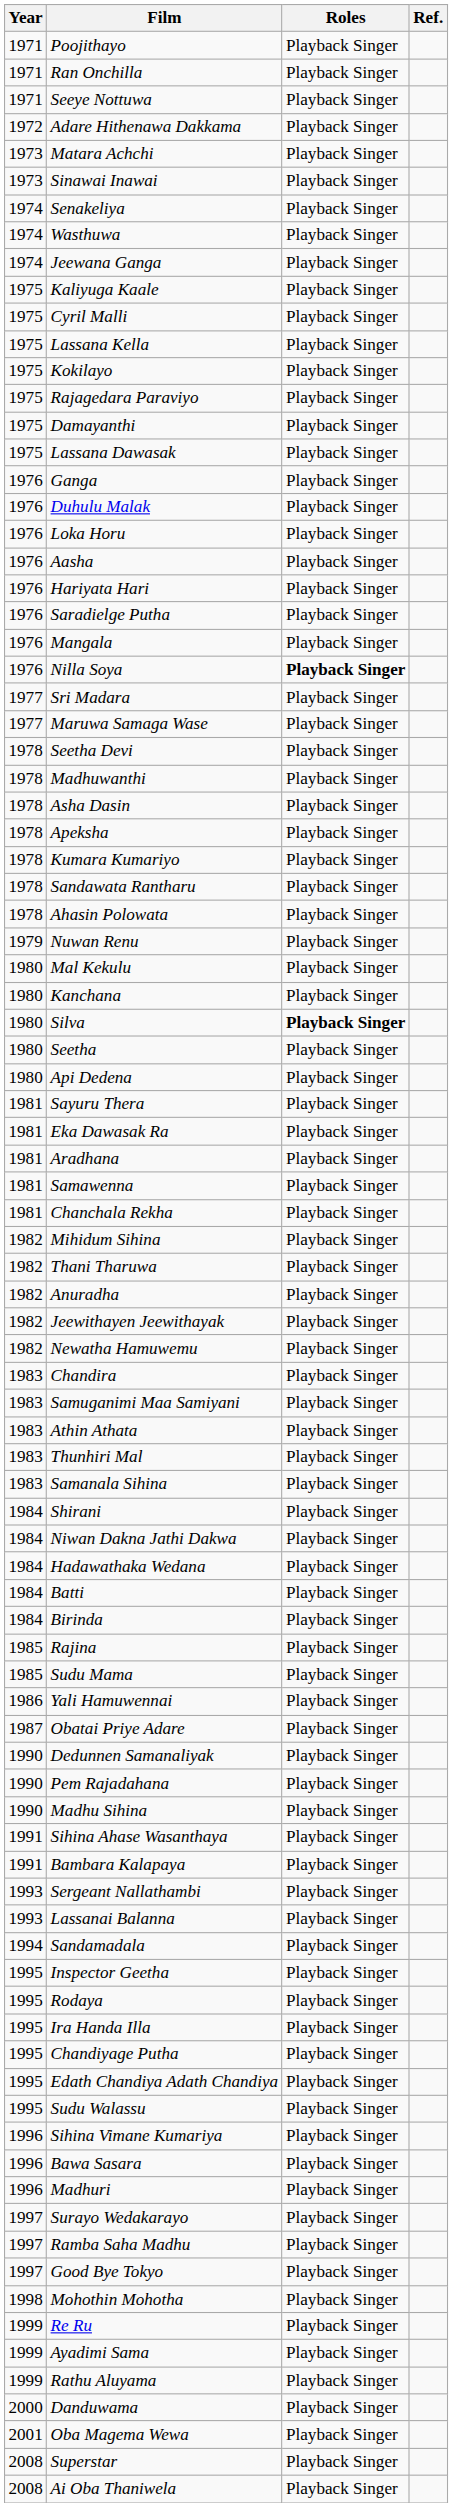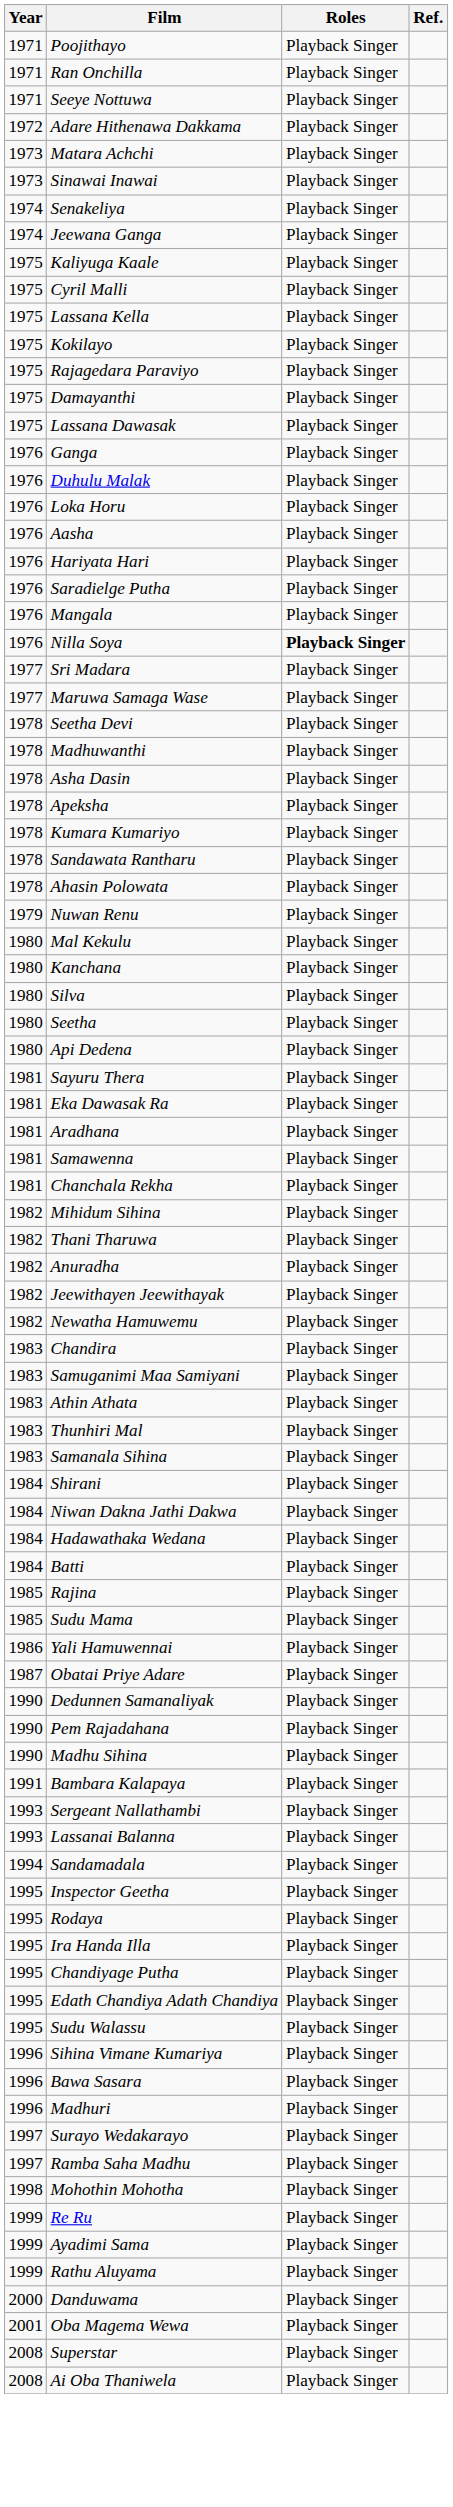- row: (85, 235)
(346, 1022) bold -> (342, 995) normal
- row: (77, 1619)
- row: (139, 1837)
- row: (107, 2271)
